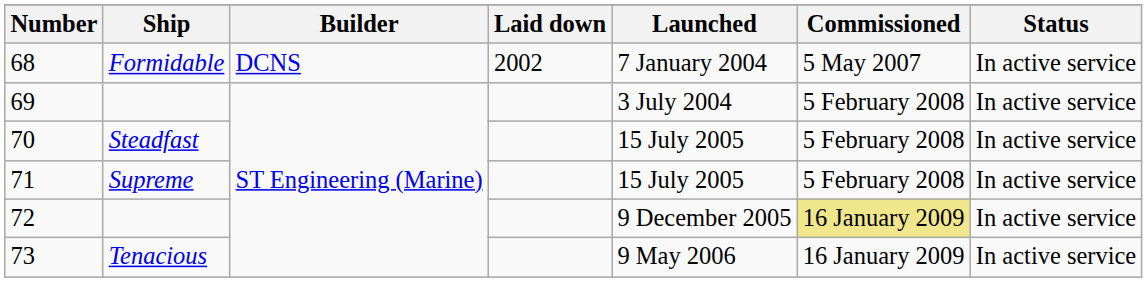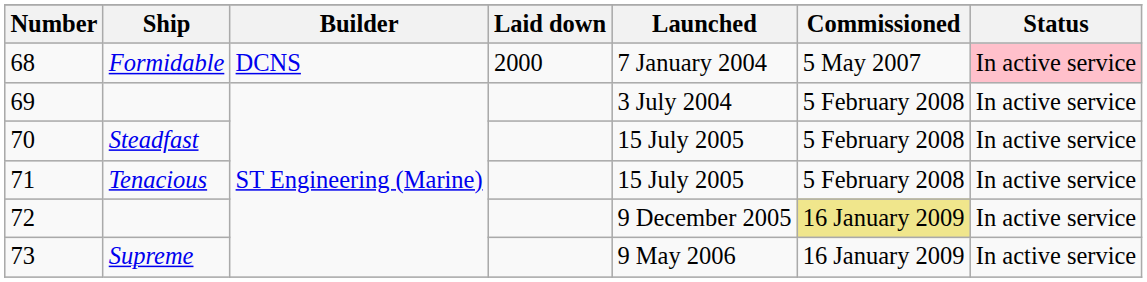(518, 62) 2002 -> (518, 62) 2000
(1056, 62) no background -> (1056, 62) pink background
(151, 179) Supreme -> (158, 179) Tenacious
(158, 256) Tenacious -> (151, 256) Supreme
